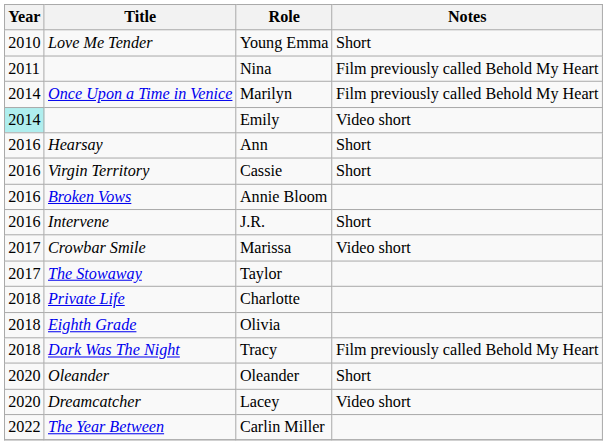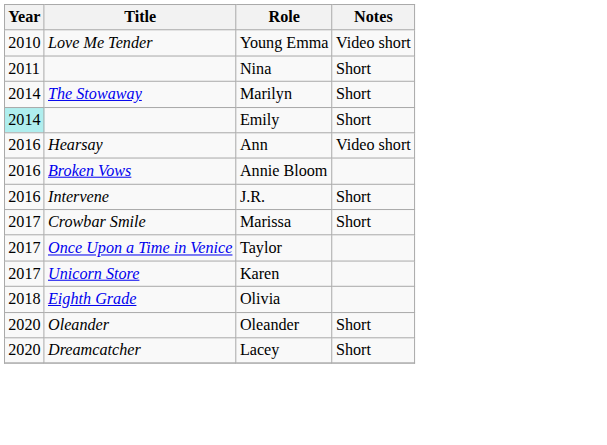(353, 42) Short -> (373, 42) Video short
(467, 68) Film previously called Behold My Heart -> (353, 68) Short
(140, 94) Once Upon a Time in Venice -> (95, 94) The Stowaway
(467, 94) Film previously called Behold My Heart -> (353, 94) Short
(373, 119) Video short -> (353, 119) Short
(353, 145) Short -> (373, 145) Video short
- row: (261, 171)
(373, 247) Video short -> (353, 222) Short
(95, 273) The Stowaway -> (140, 247) Once Upon a Time in Venice
+ row: (260, 273)
- row: (270, 299)
- row: (258, 350)
(373, 401) Video short -> (353, 350) Short
- row: (282, 427)
